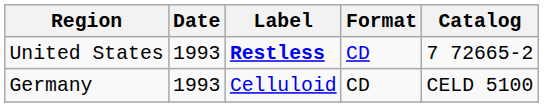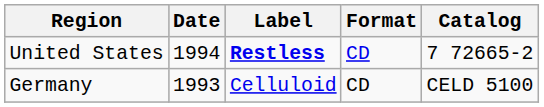(197, 53) 1993 -> (197, 53) 1994
